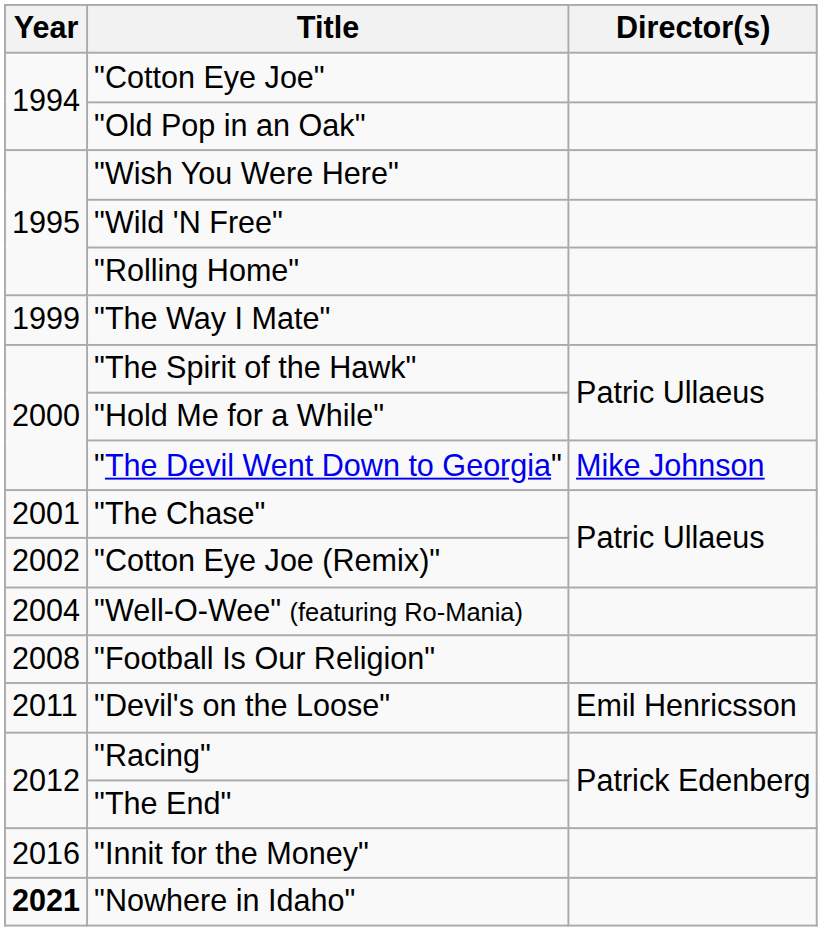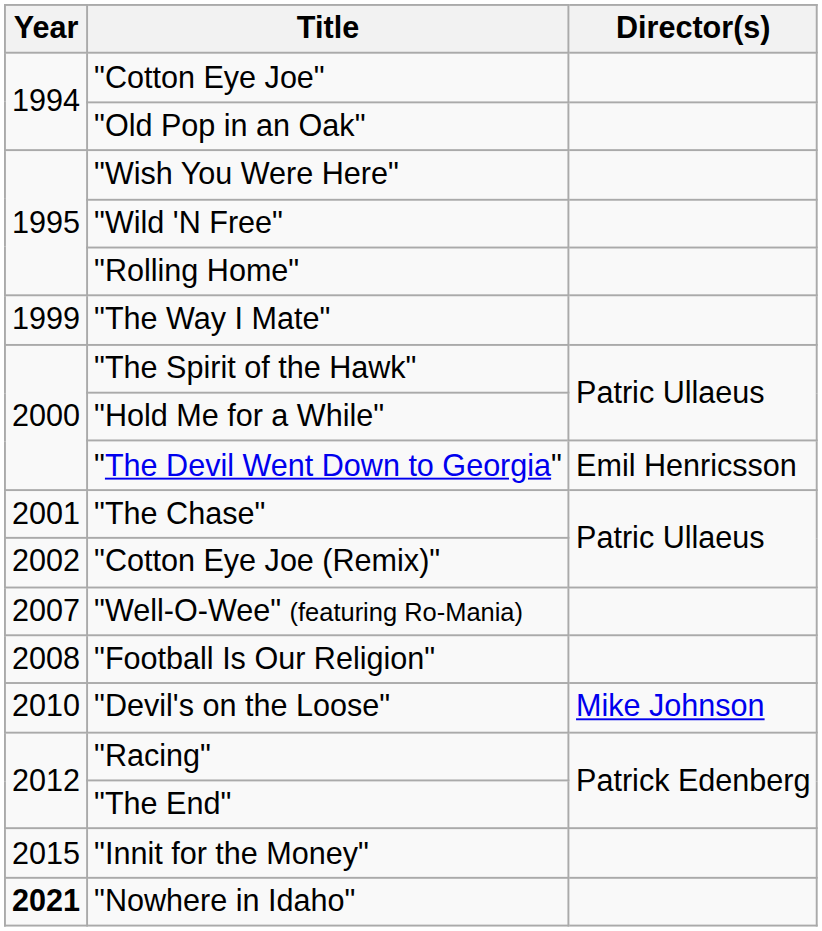(670, 464) Mike Johnson -> (686, 464) Emil Henricsson
(46, 610) 2004 -> (46, 610) 2007
(45, 707) 2011 -> (46, 707) 2010
(686, 707) Emil Henricsson -> (670, 707) Mike Johnson
(46, 852) 2016 -> (46, 852) 2015
